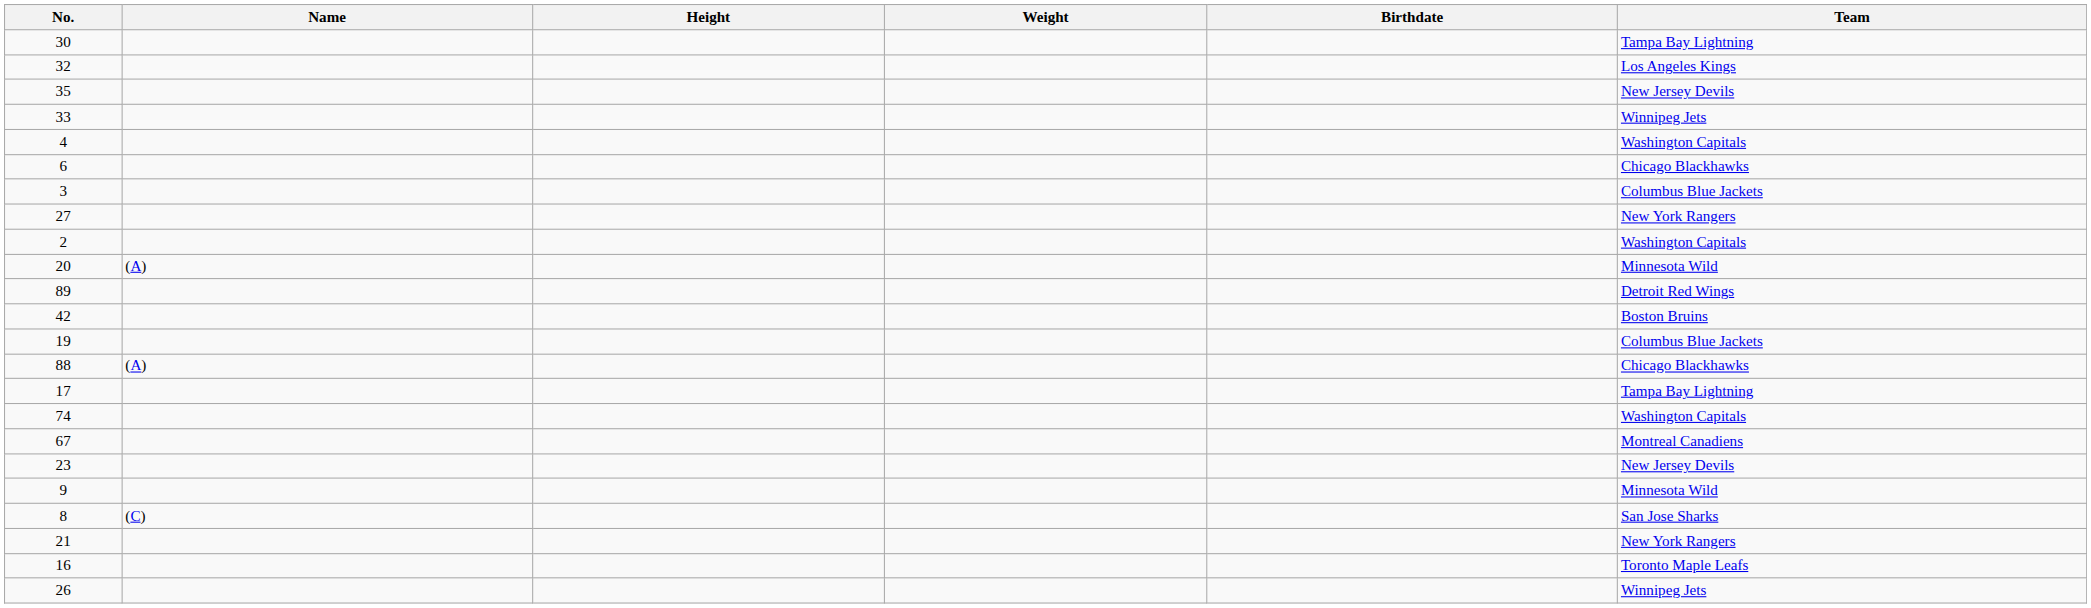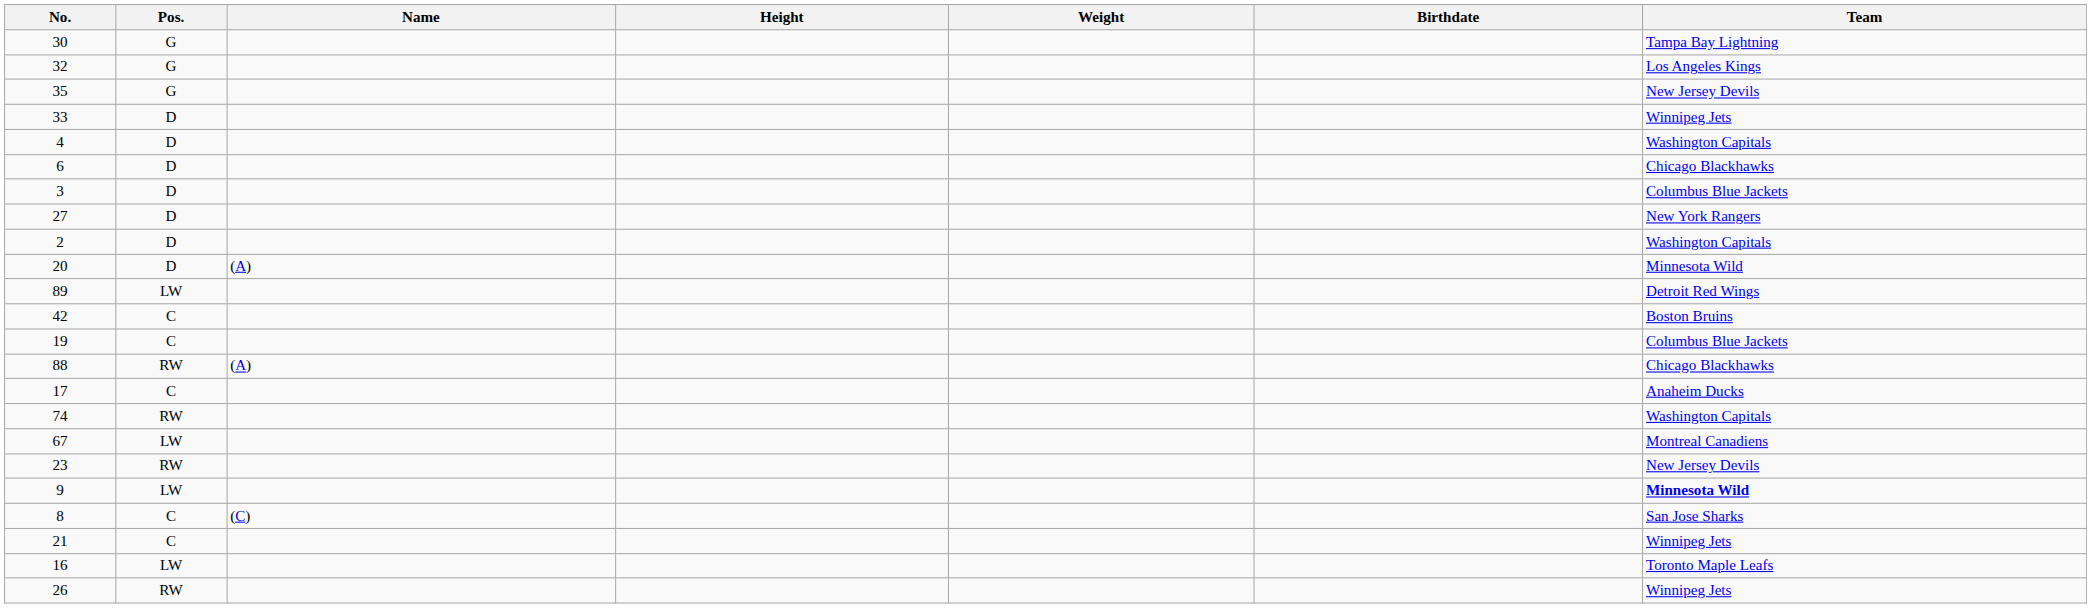+ column: (171, 17)
(1687, 391) Tampa Bay Lightning -> (1695, 391) Anaheim Ducks
(1669, 491) normal -> (1698, 491) bold
(1678, 541) New York Rangers -> (1689, 541) Winnipeg Jets
